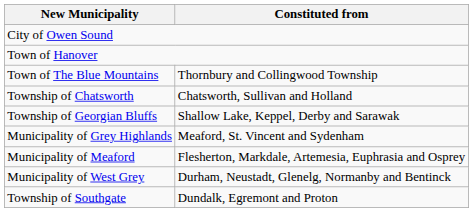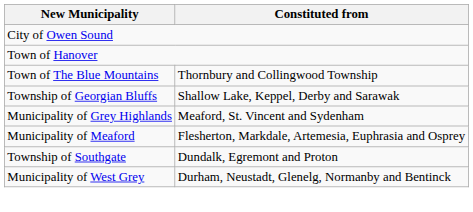- row: (71, 95)
rows swapped: (67, 197) <-> (76, 177)
